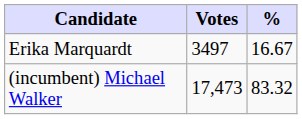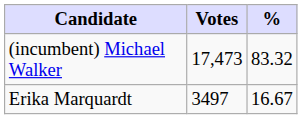rows swapped: (87, 88) <-> (70, 48)
